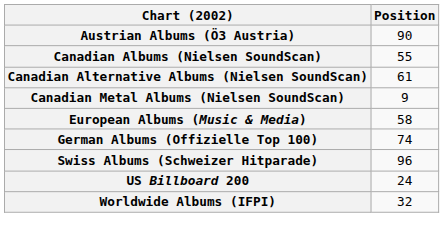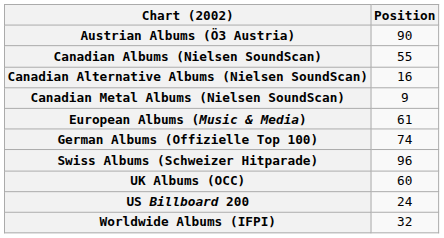(405, 77) 61 -> (405, 77) 16
(405, 119) 58 -> (405, 119) 61
+ row: (188, 181)
